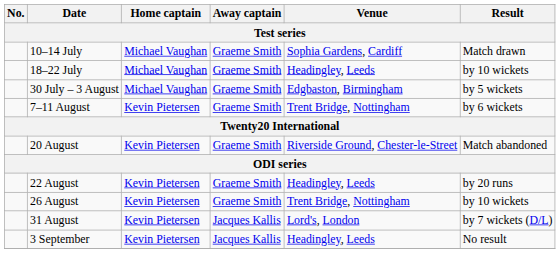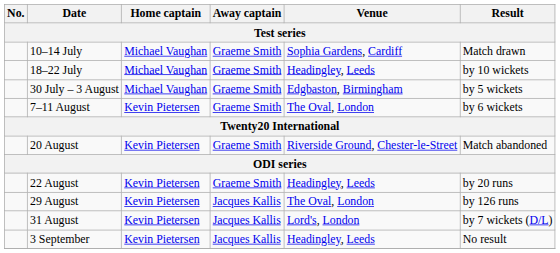(348, 107) Trent Bridge, Nottingham -> (330, 107) The Oval, London
- row: (54, 201)
+ row: (54, 201)
